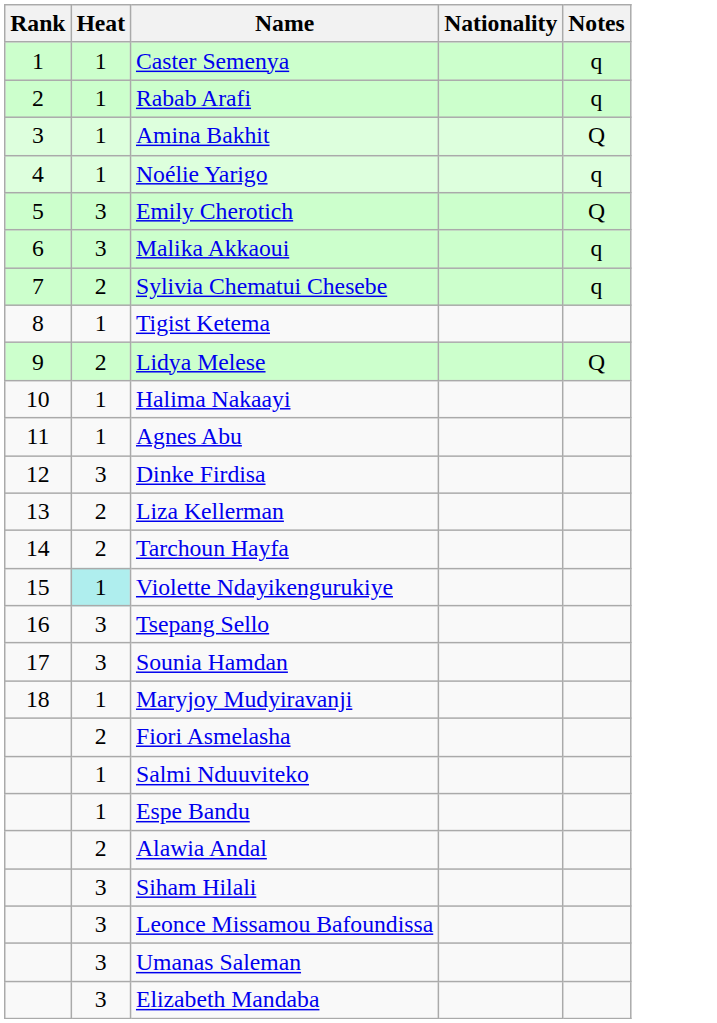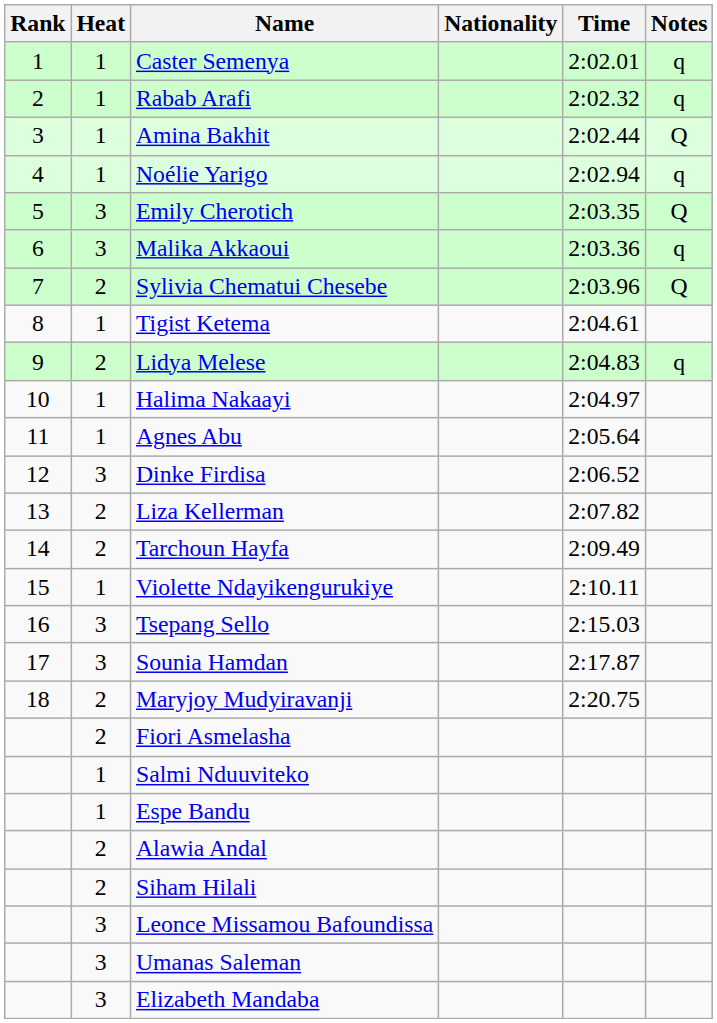+ column: (604, 23)
(597, 286) q -> (679, 286) Q
(597, 361) Q -> (679, 361) q
(101, 586) paleturquoise background -> (101, 586) no background
(101, 699) 1 -> (101, 699) 2
(101, 887) 3 -> (101, 887) 2
